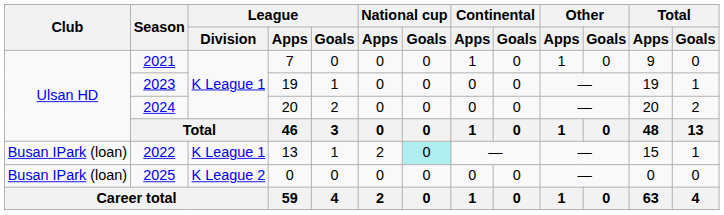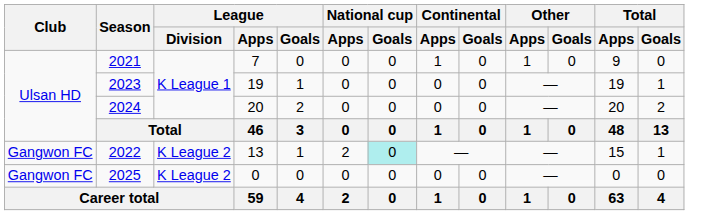(67, 152) Busan IPark (loan) -> (50, 152) Gangwon FC
(228, 152) K League 1 -> (194, 152) K League 2
(67, 175) Busan IPark (loan) -> (50, 175) Gangwon FC
